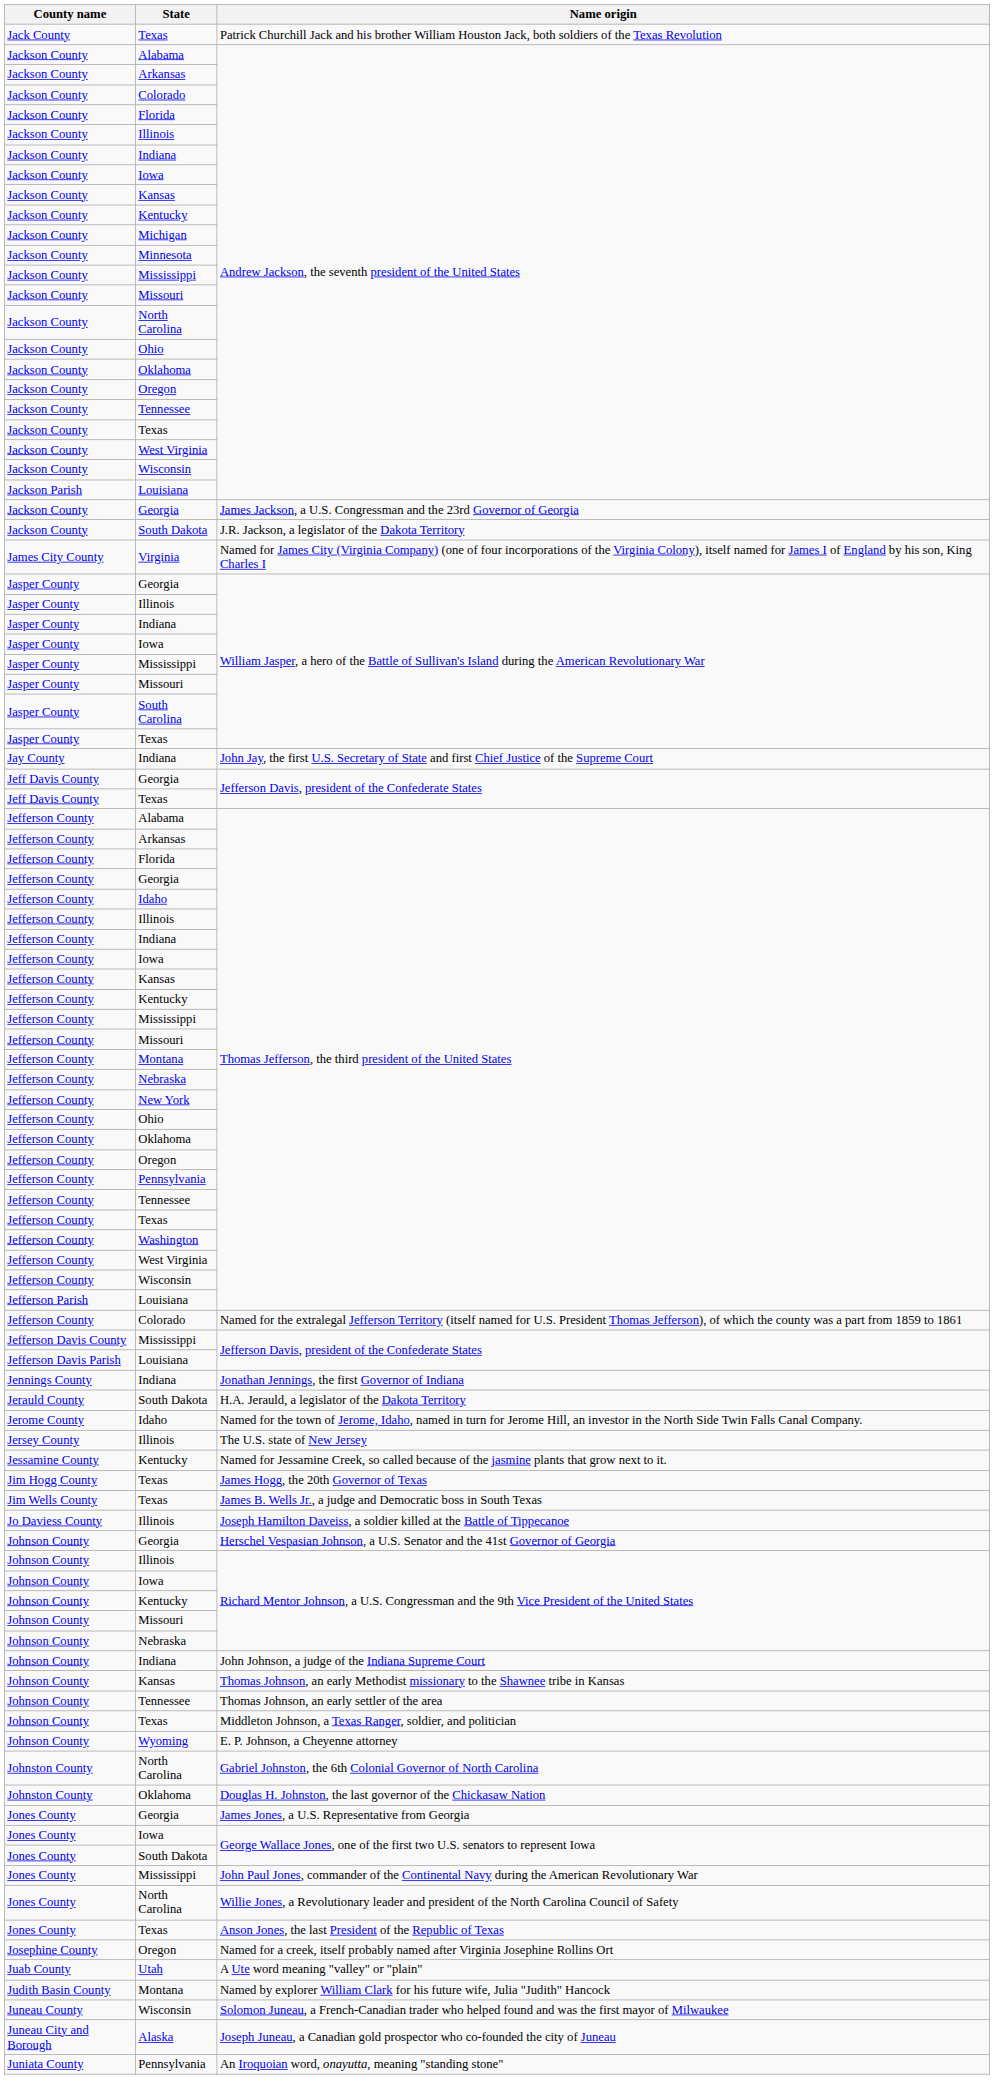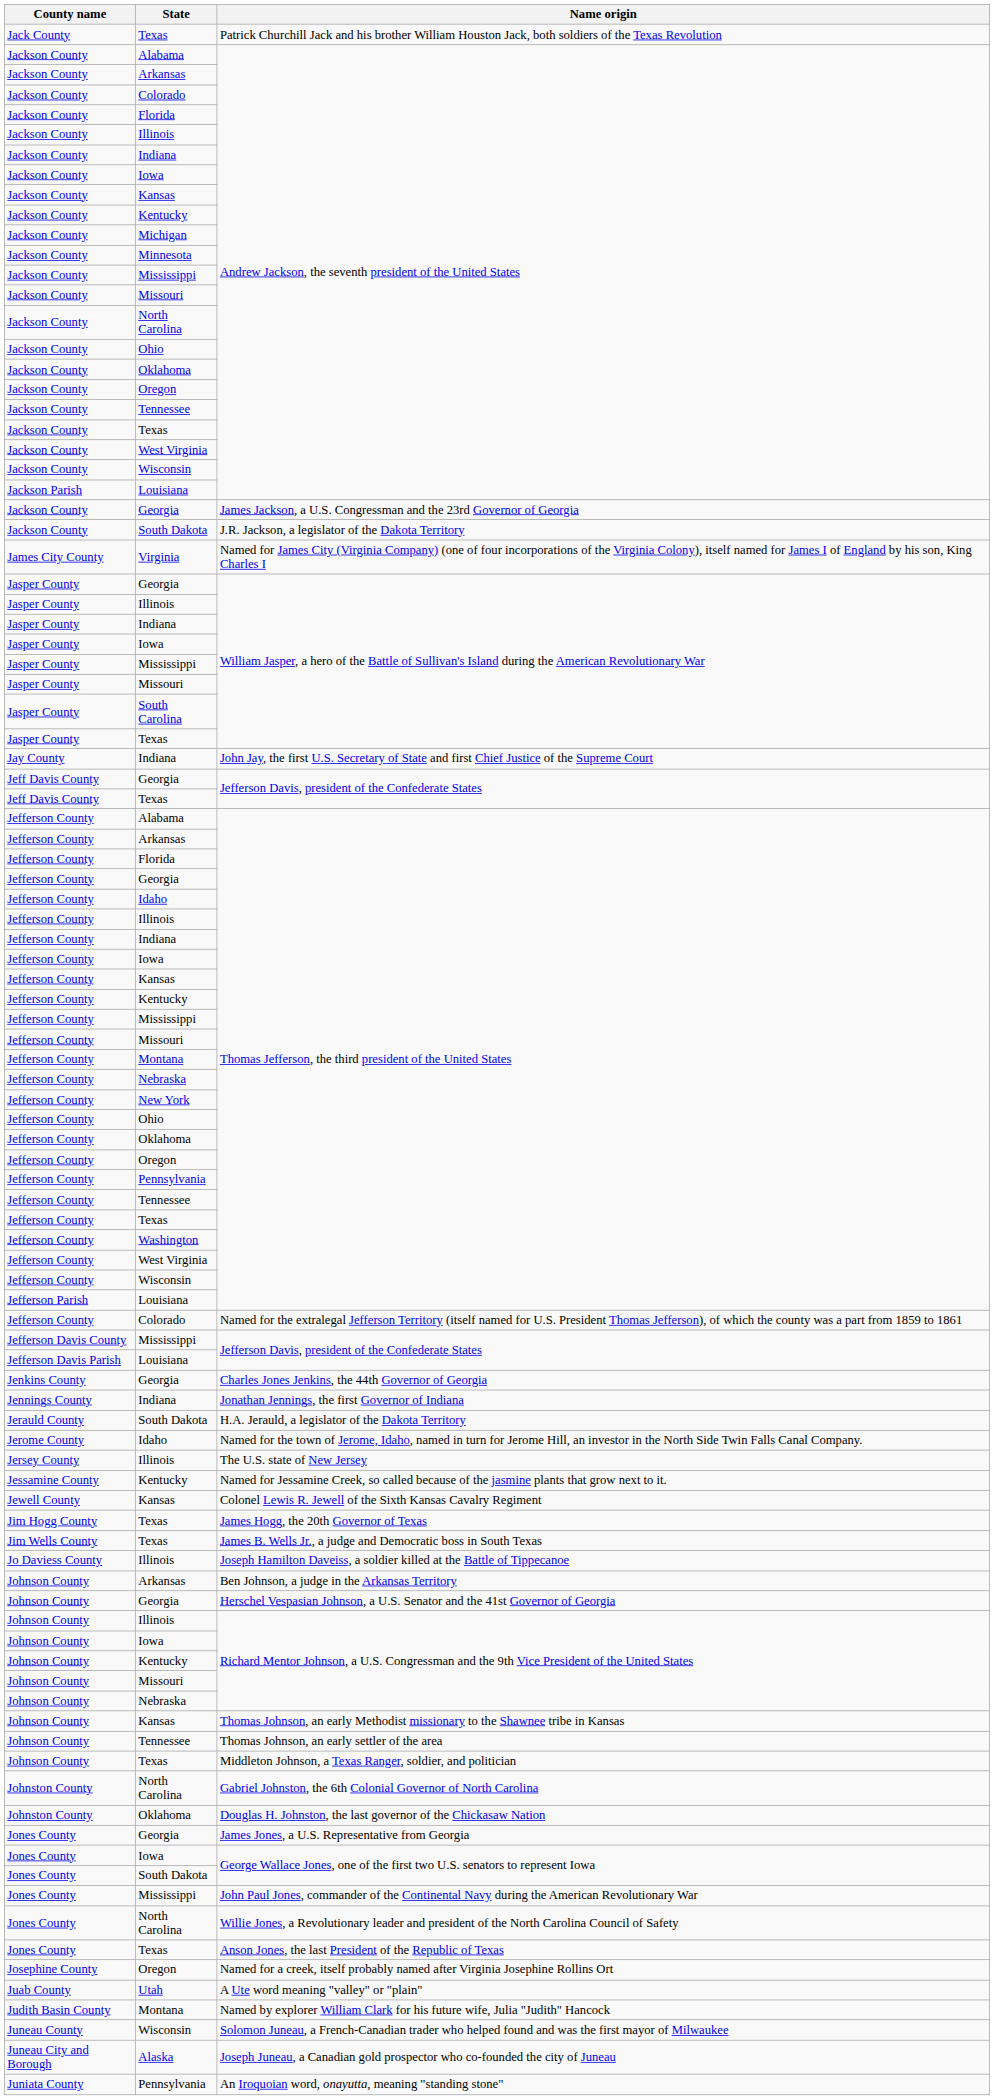+ row: (159, 1380)
+ row: (157, 1500)
+ row: (162, 1580)
- row: (157, 1660)
- row: (163, 1741)
